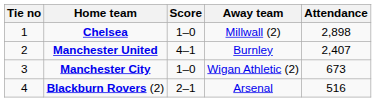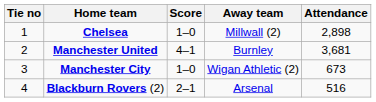(336, 50) 2,407 -> (336, 50) 3,681
